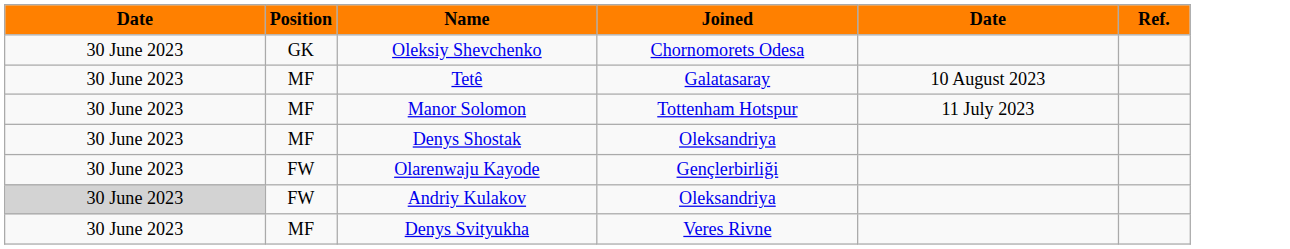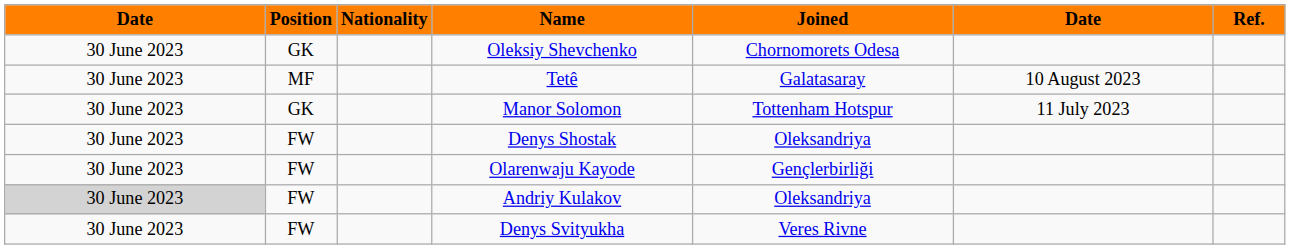+ column: (384, 19)
(301, 109) MF -> (301, 109) GK
(301, 139) MF -> (301, 139) FW
(301, 229) MF -> (301, 229) FW
